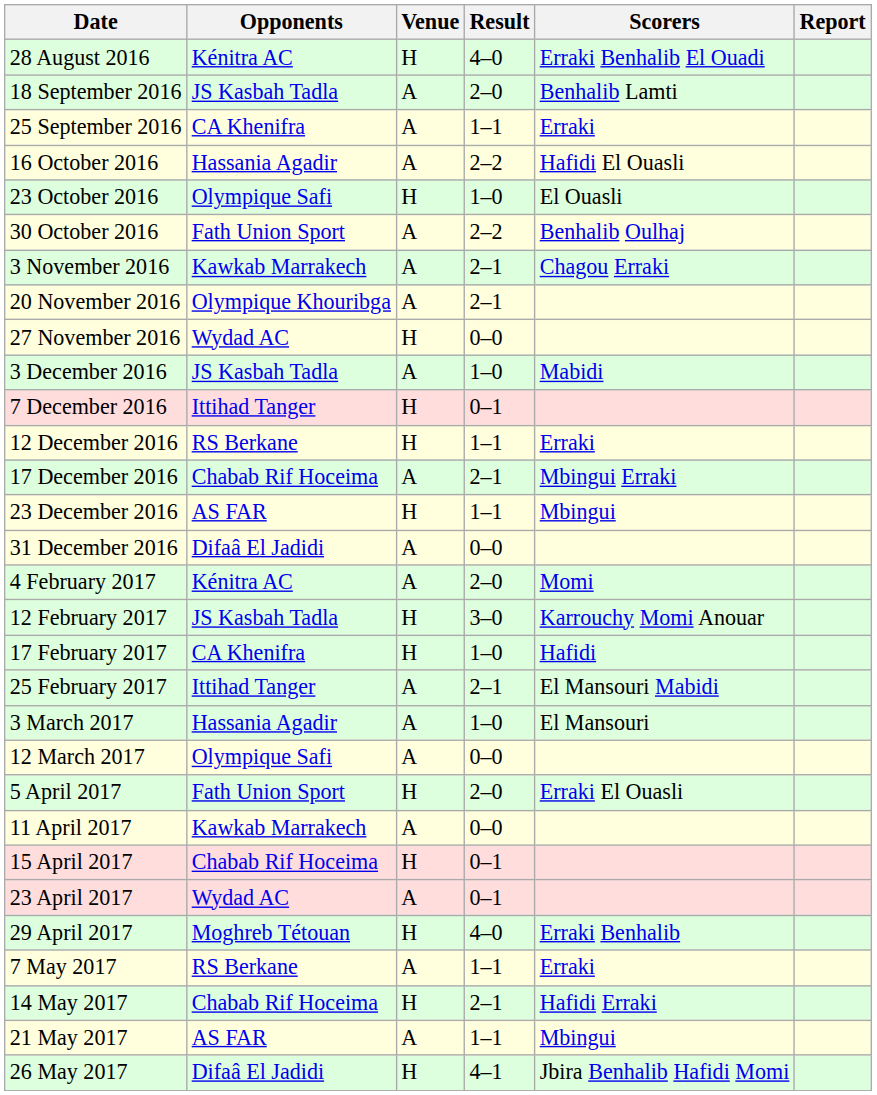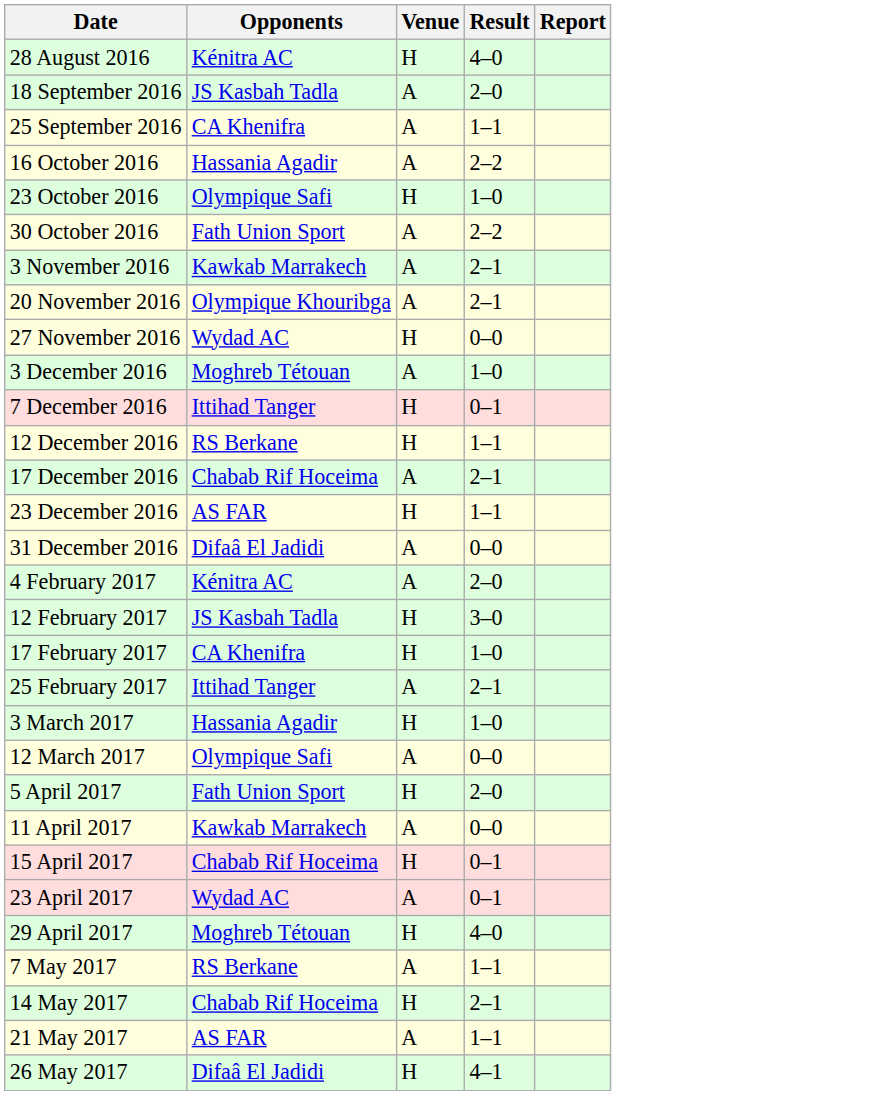- column: (665, 22)
(265, 372) JS Kasbah Tadla -> (271, 372) Moghreb Tétouan
(409, 722) A -> (409, 722) H
